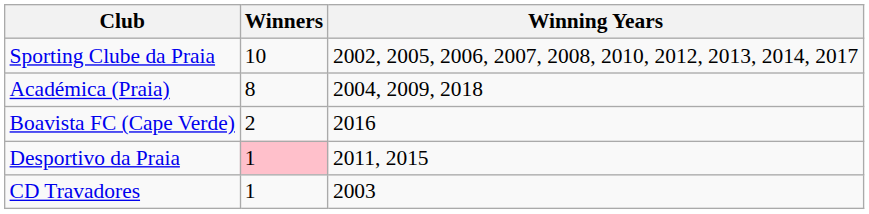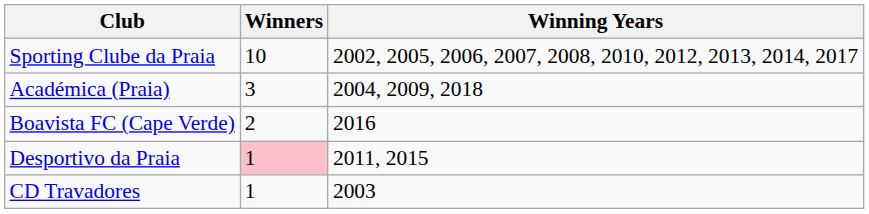(250, 89) 8 -> (250, 89) 3
